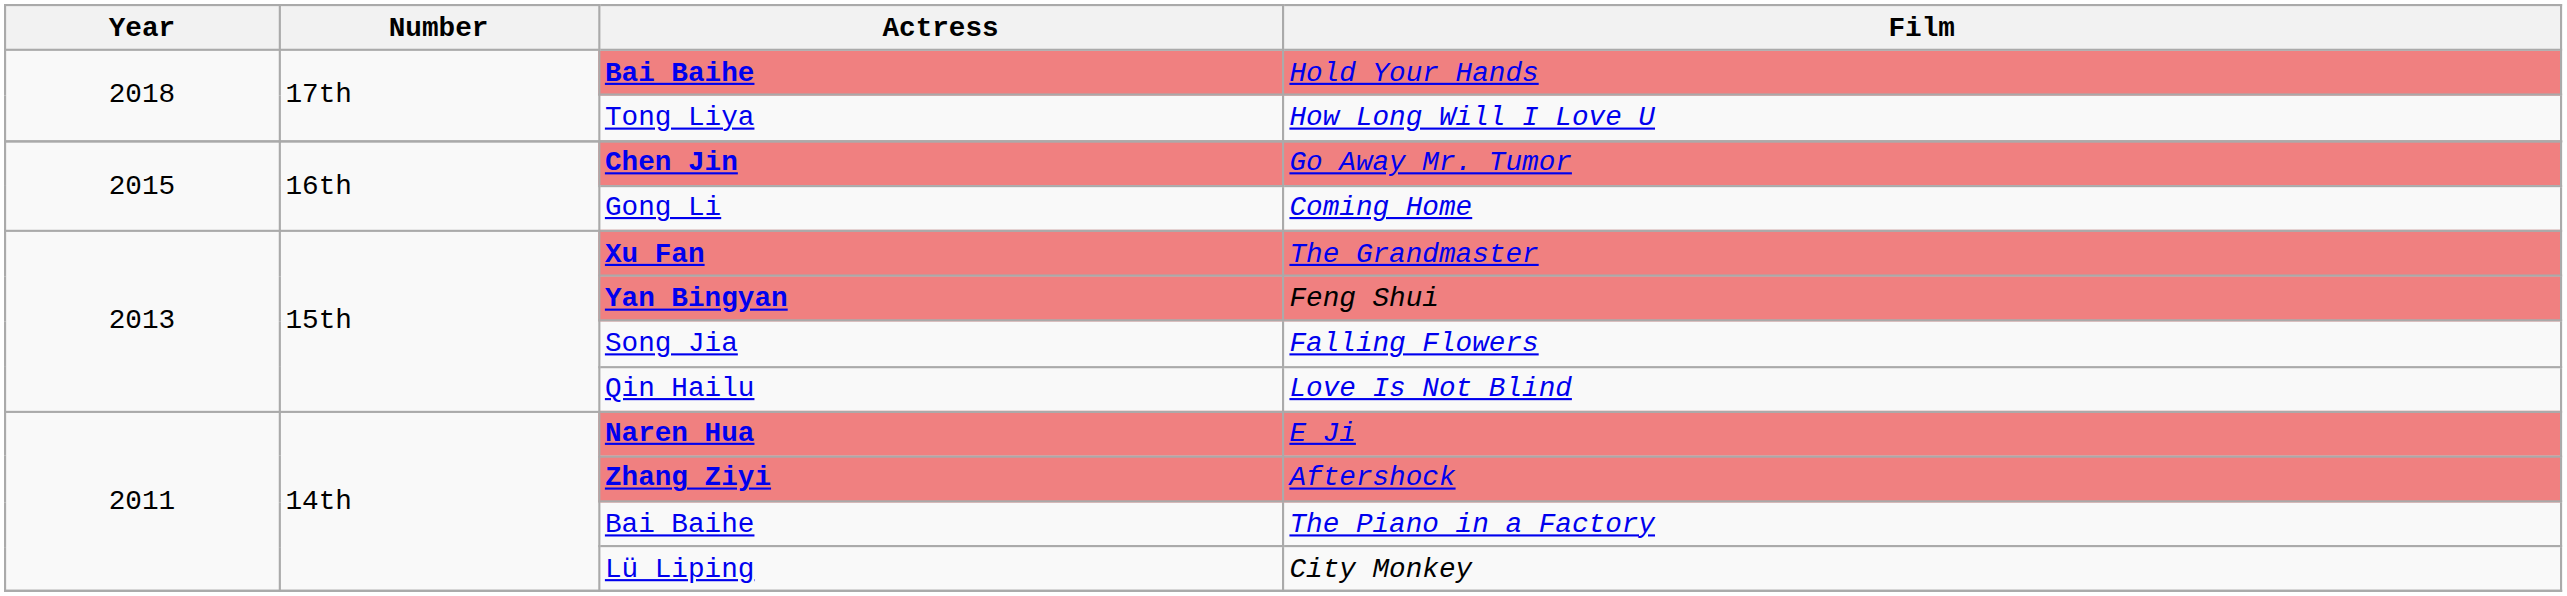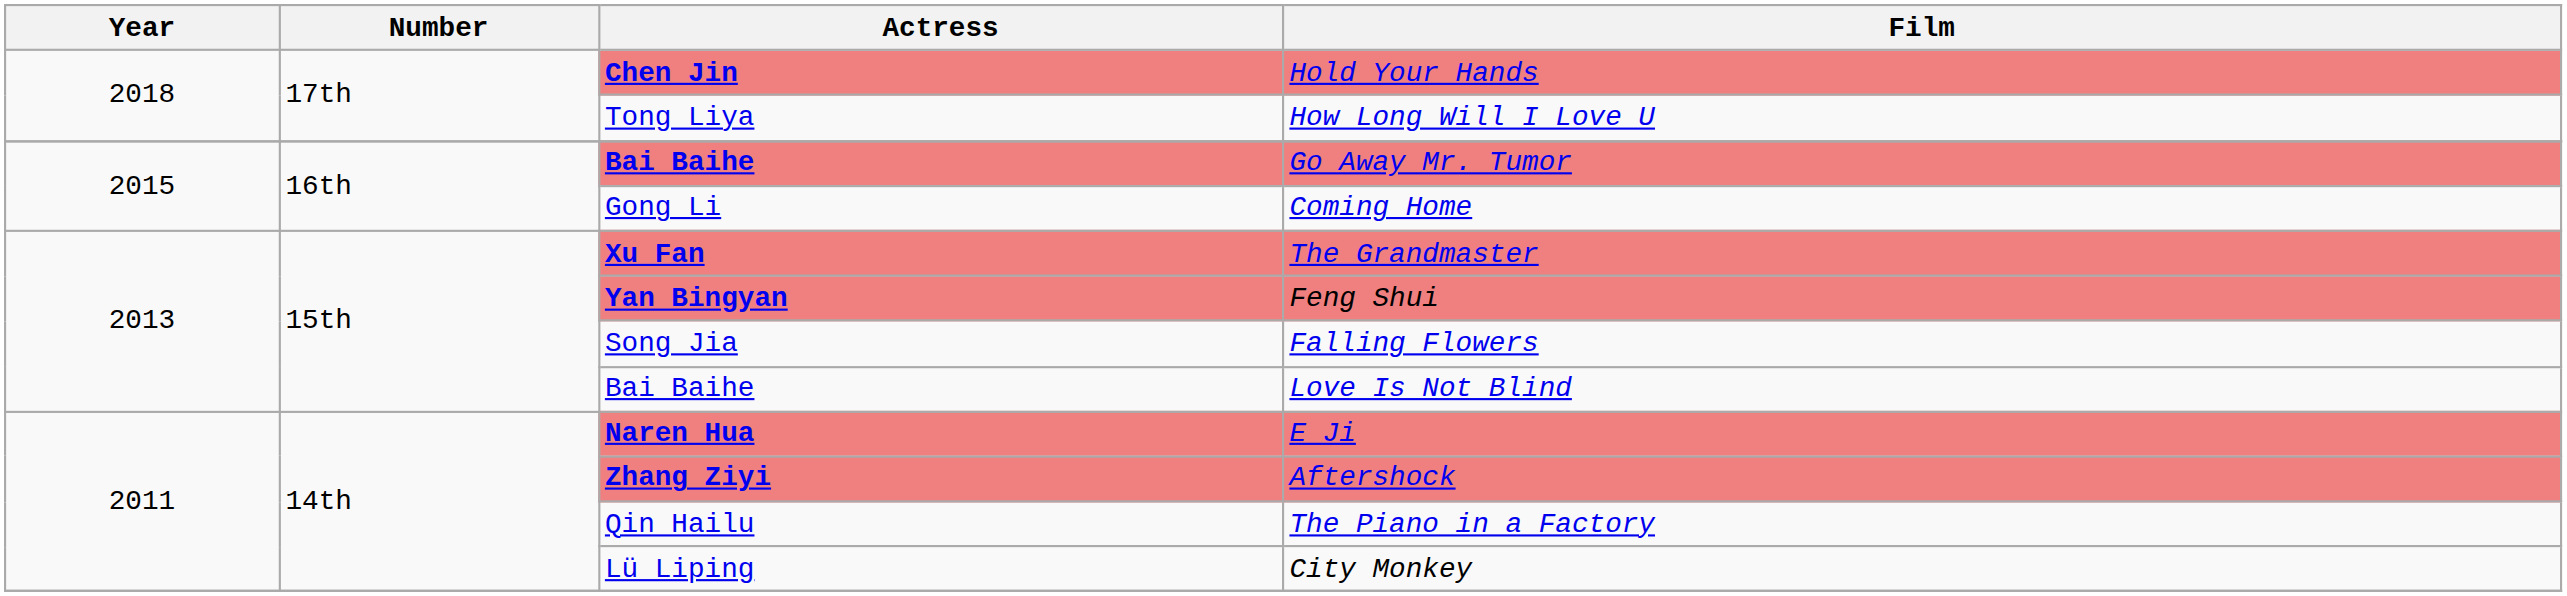(680, 73) Bai Baihe -> (671, 73) Chen Jin
(671, 163) Chen Jin -> (680, 163) Bai Baihe
(680, 389) Qin Hailu -> (680, 389) Bai Baihe
(680, 524) Bai Baihe -> (680, 524) Qin Hailu
